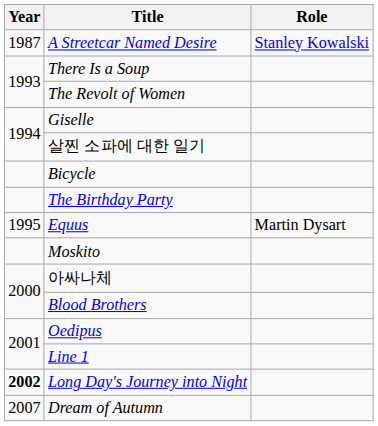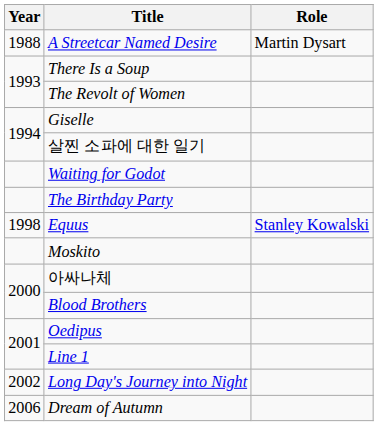(24, 42) 1987 -> (24, 42) 1988
(312, 42) Stanley Kowalski -> (300, 42) Martin Dysart
- row: (72, 174)
+ row: (107, 174)
(24, 225) 1995 -> (24, 225) 1998
(300, 225) Martin Dysart -> (312, 225) Stanley Kowalski
(24, 382) bold -> (24, 382) normal
(24, 407) 2007 -> (24, 407) 2006
